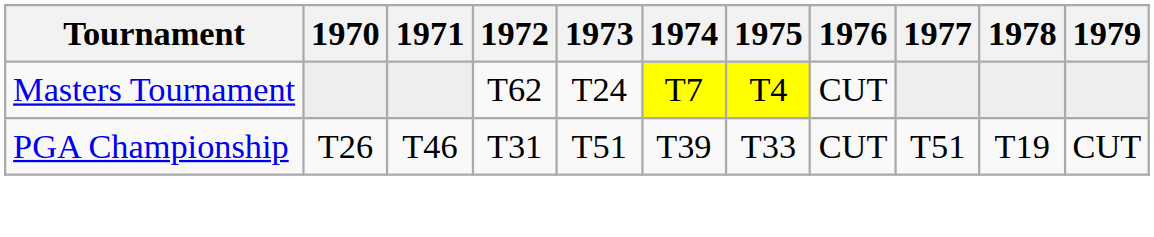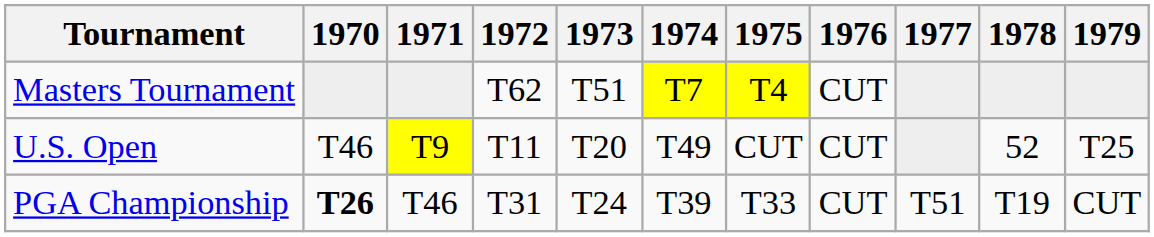(599, 89) T24 -> (599, 89) T51
+ row: (85, 146)
(345, 146) normal -> (345, 202) bold
(599, 146) T51 -> (599, 202) T24
